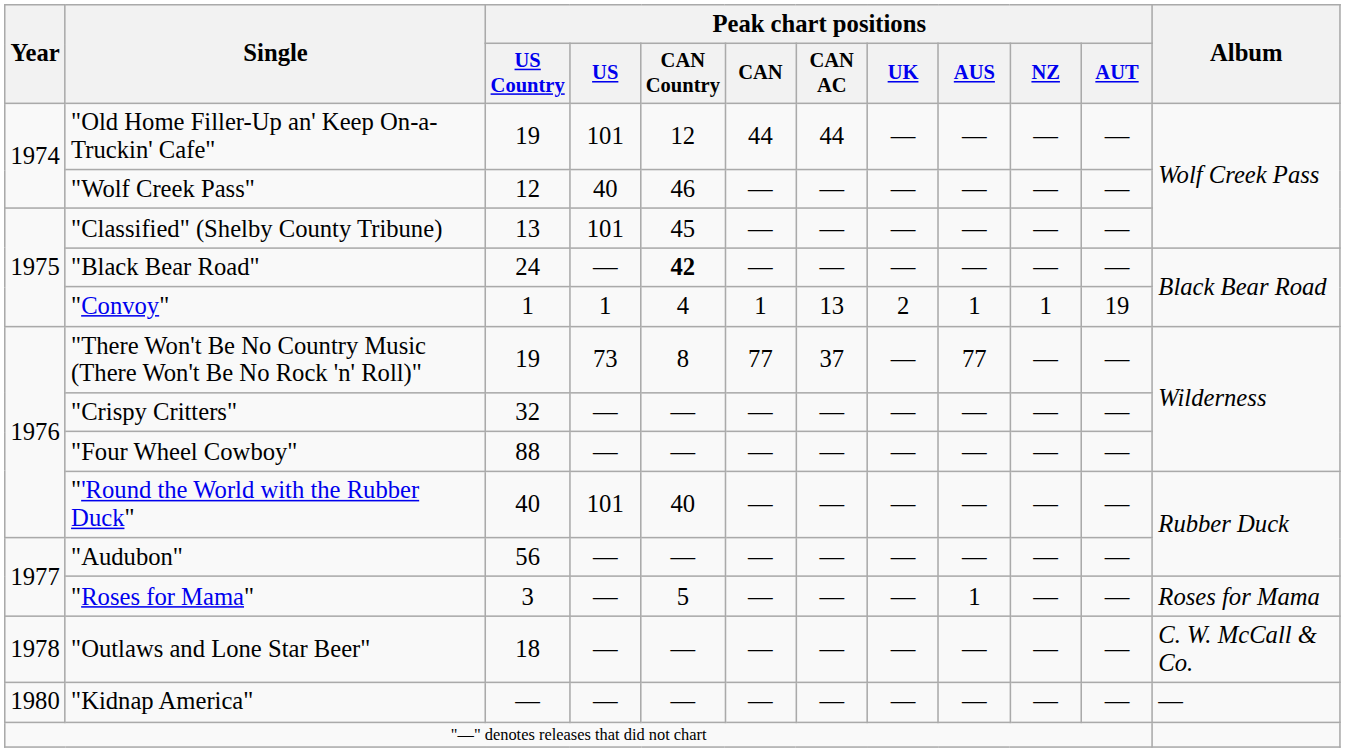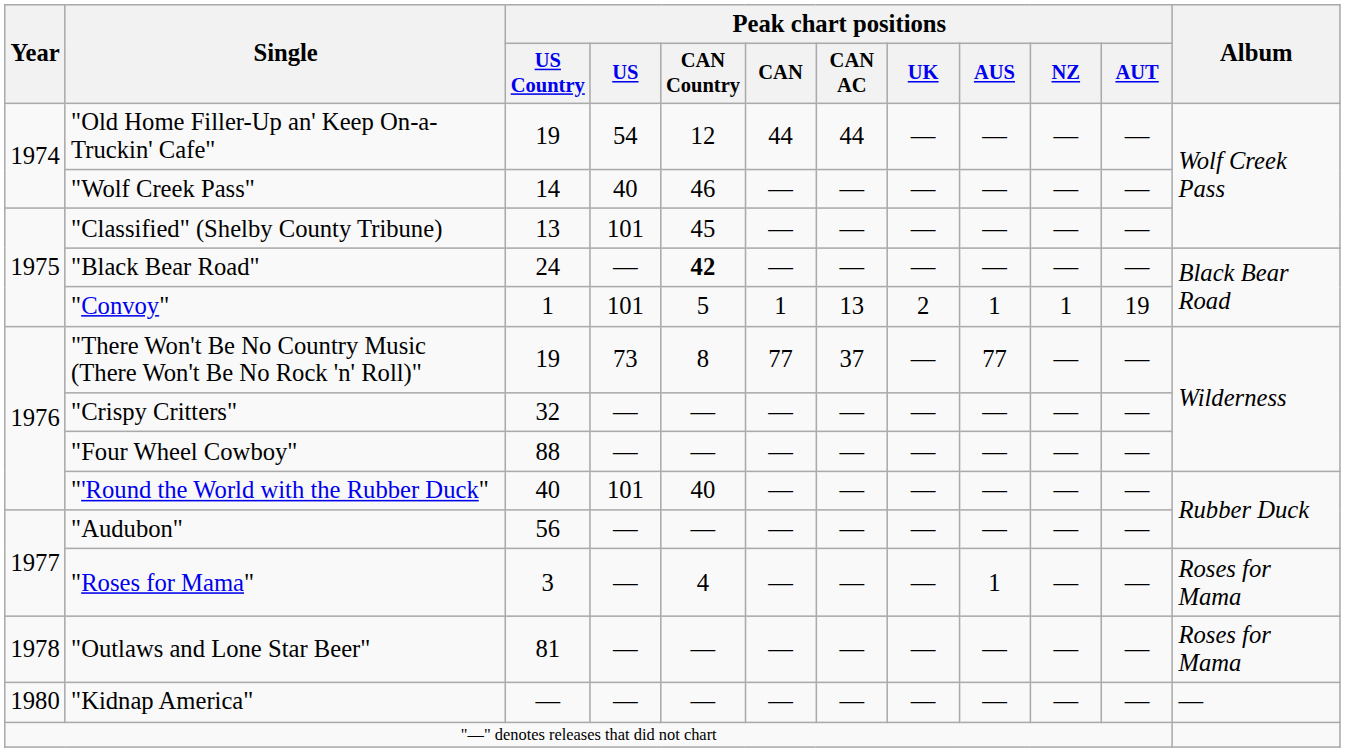(605, 135) 101 -> (625, 135) 54
(528, 188) 12 -> (548, 188) 14
(605, 306) 1 -> (625, 306) 101
(683, 306) 4 -> (703, 306) 5
(683, 596) 5 -> (703, 582) 4
(528, 648) 18 -> (548, 648) 81
(1238, 648) C. W. McCall & Co. -> (1225, 648) Roses for Mama
